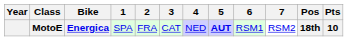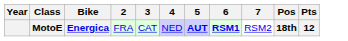- column: (123, 12)
(250, 28) normal -> (226, 28) bold
(333, 28) 10 -> (309, 28) 12
